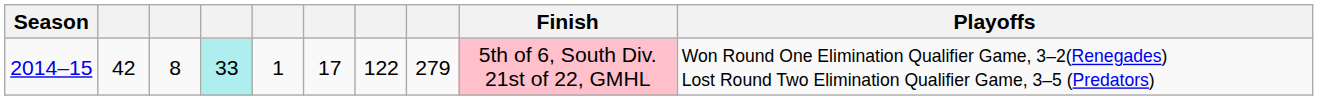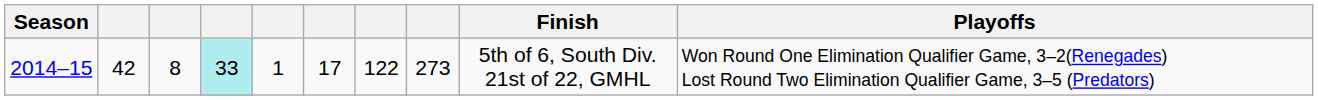(433, 67) 279 -> (433, 67) 273
(568, 67) pink background -> (568, 67) no background
